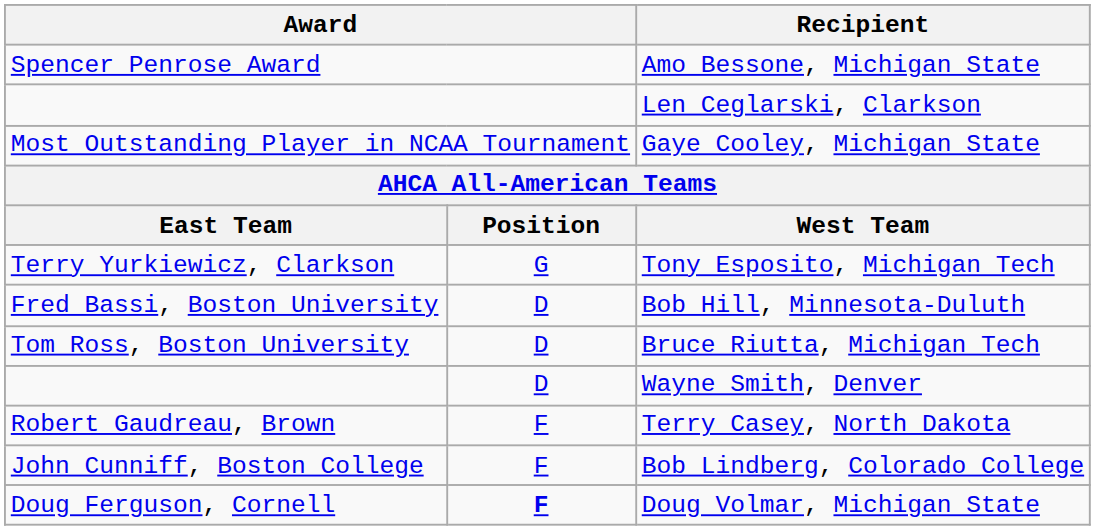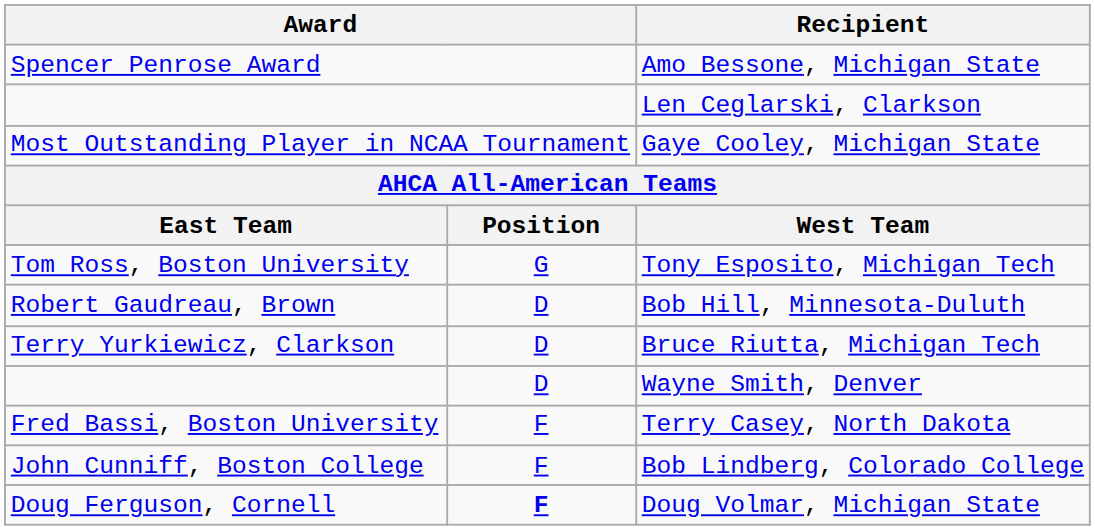(202, 265) Terry Yurkiewicz, Clarkson -> (210, 265) Tom Ross, Boston University
(225, 305) Fred Bassi, Boston University -> (173, 305) Robert Gaudreau, Brown
(210, 345) Tom Ross, Boston University -> (202, 345) Terry Yurkiewicz, Clarkson
(173, 425) Robert Gaudreau, Brown -> (225, 425) Fred Bassi, Boston University
